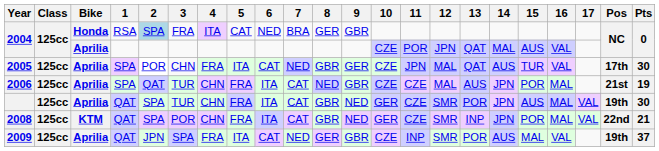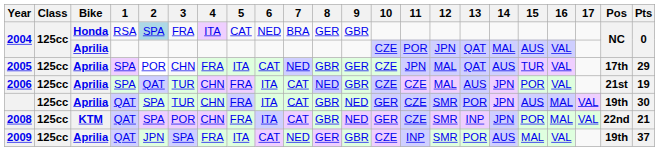(644, 66) 30 -> (644, 66) 29
(561, 84) MAL -> (561, 84) VAL
